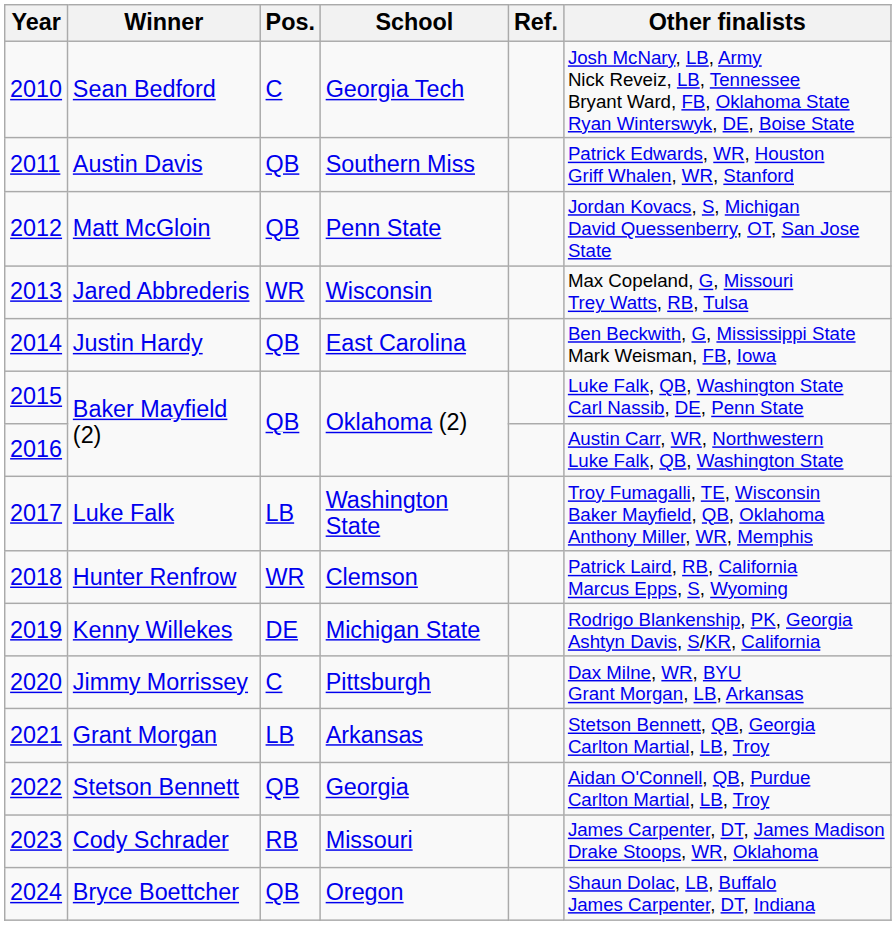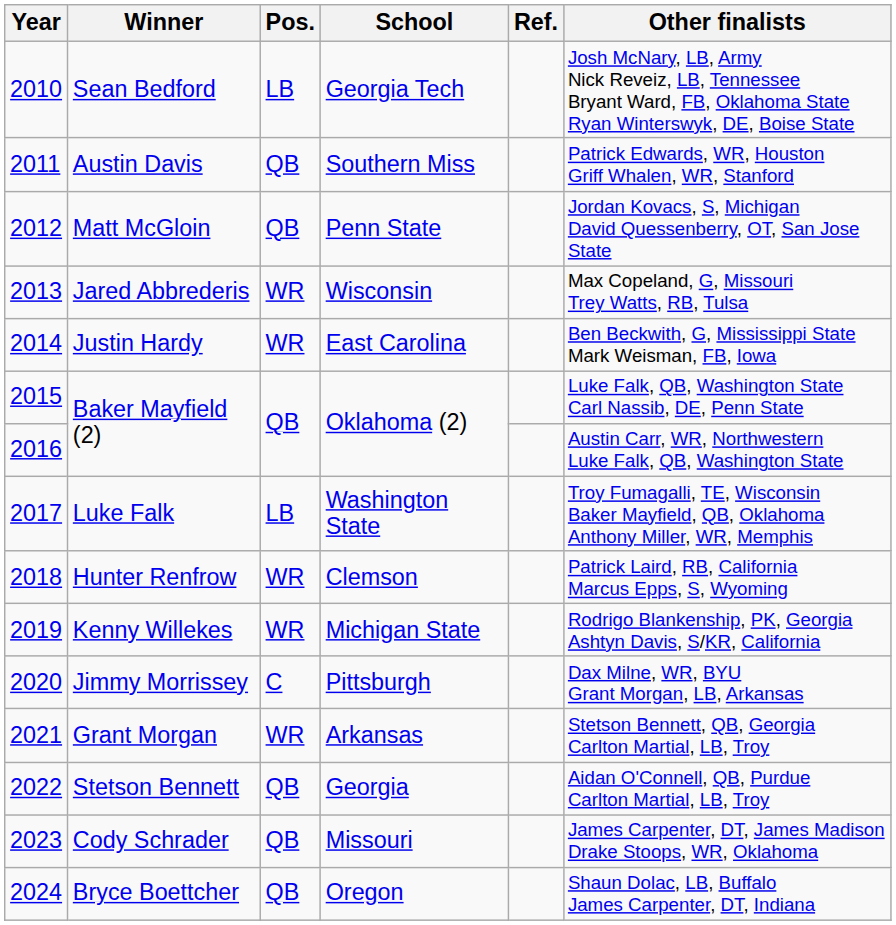(274, 89) C -> (280, 89) LB
(282, 344) QB -> (285, 344) WR
(282, 629) DE -> (285, 629) WR
(280, 735) LB -> (285, 735) WR
(282, 840) RB -> (282, 840) QB
